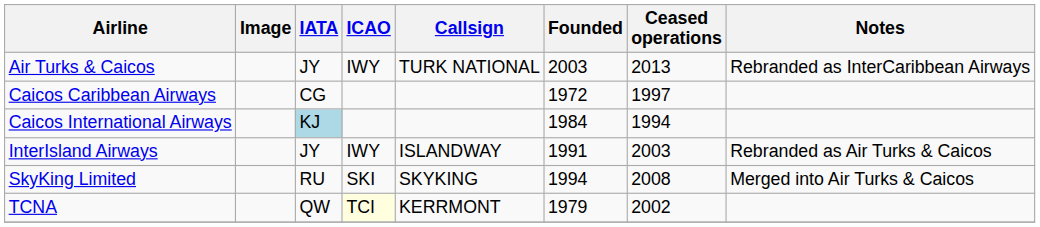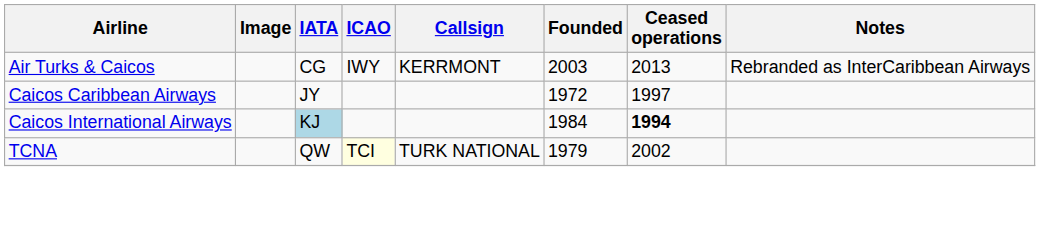(310, 66) JY -> (313, 66) CG
(469, 66) TURK NATIONAL -> (450, 66) KERRMONT
(313, 94) CG -> (310, 94) JY
(651, 123) normal -> (651, 123) bold
- row: (83, 151)
- row: (72, 179)
(450, 207) KERRMONT -> (469, 151) TURK NATIONAL
